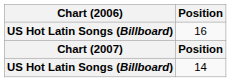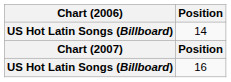rows swapped: (201, 67) <-> (201, 31)
